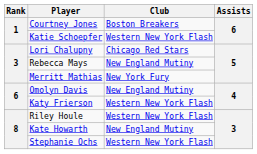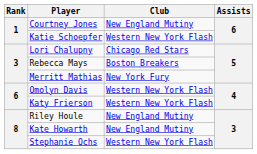(143, 24) Boston Breakers -> (150, 24) New England Mutiny
(150, 63) New England Mutiny -> (143, 63) Boston Breakers
(150, 90) New England Mutiny -> (159, 90) Western New York Flash
(159, 116) Western New York Flash -> (150, 116) New England Mutiny
